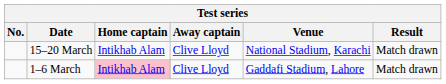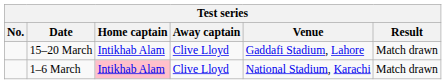(308, 50) National Stadium, Karachi -> (305, 50) Gaddafi Stadium, Lahore
(305, 69) Gaddafi Stadium, Lahore -> (308, 69) National Stadium, Karachi
